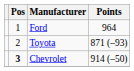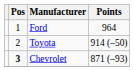(109, 43) 871 (–93) -> (109, 43) 914 (–50)
(109, 59) 914 (–50) -> (109, 59) 871 (–93)
